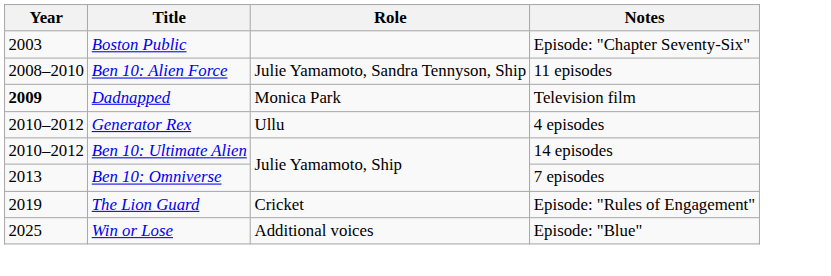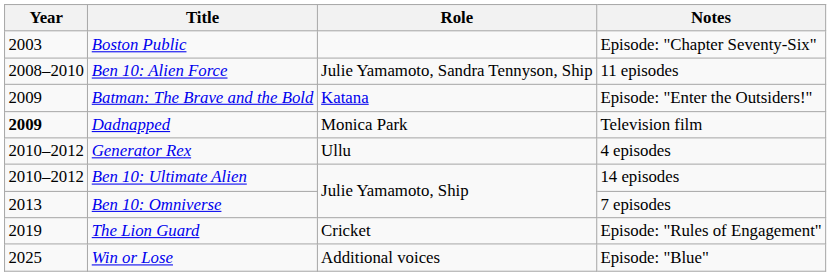+ row: (203, 97)
